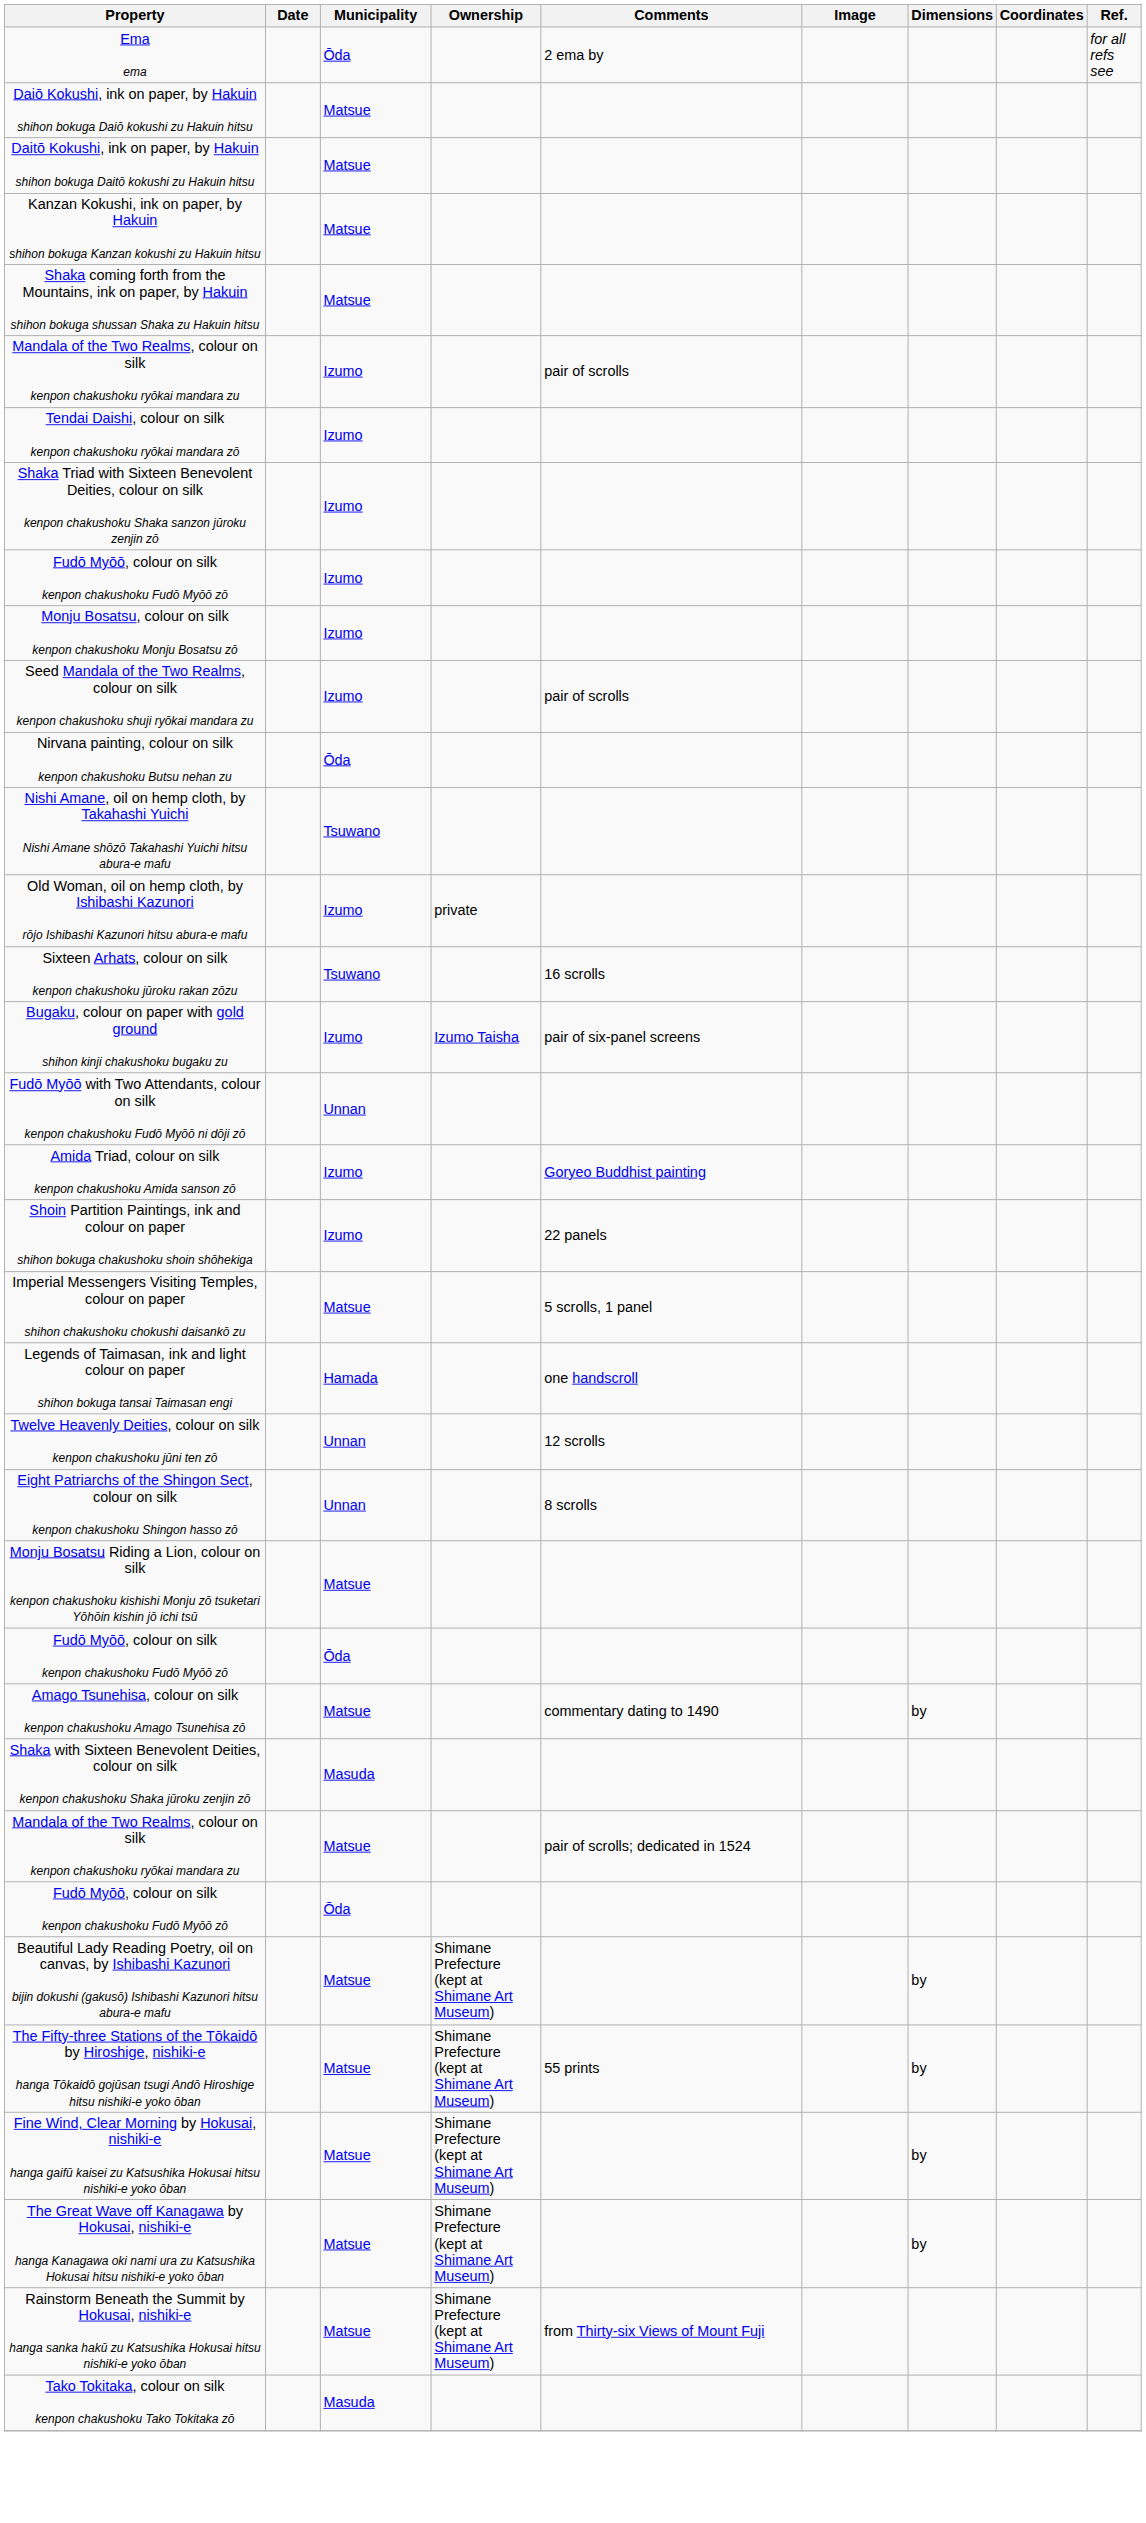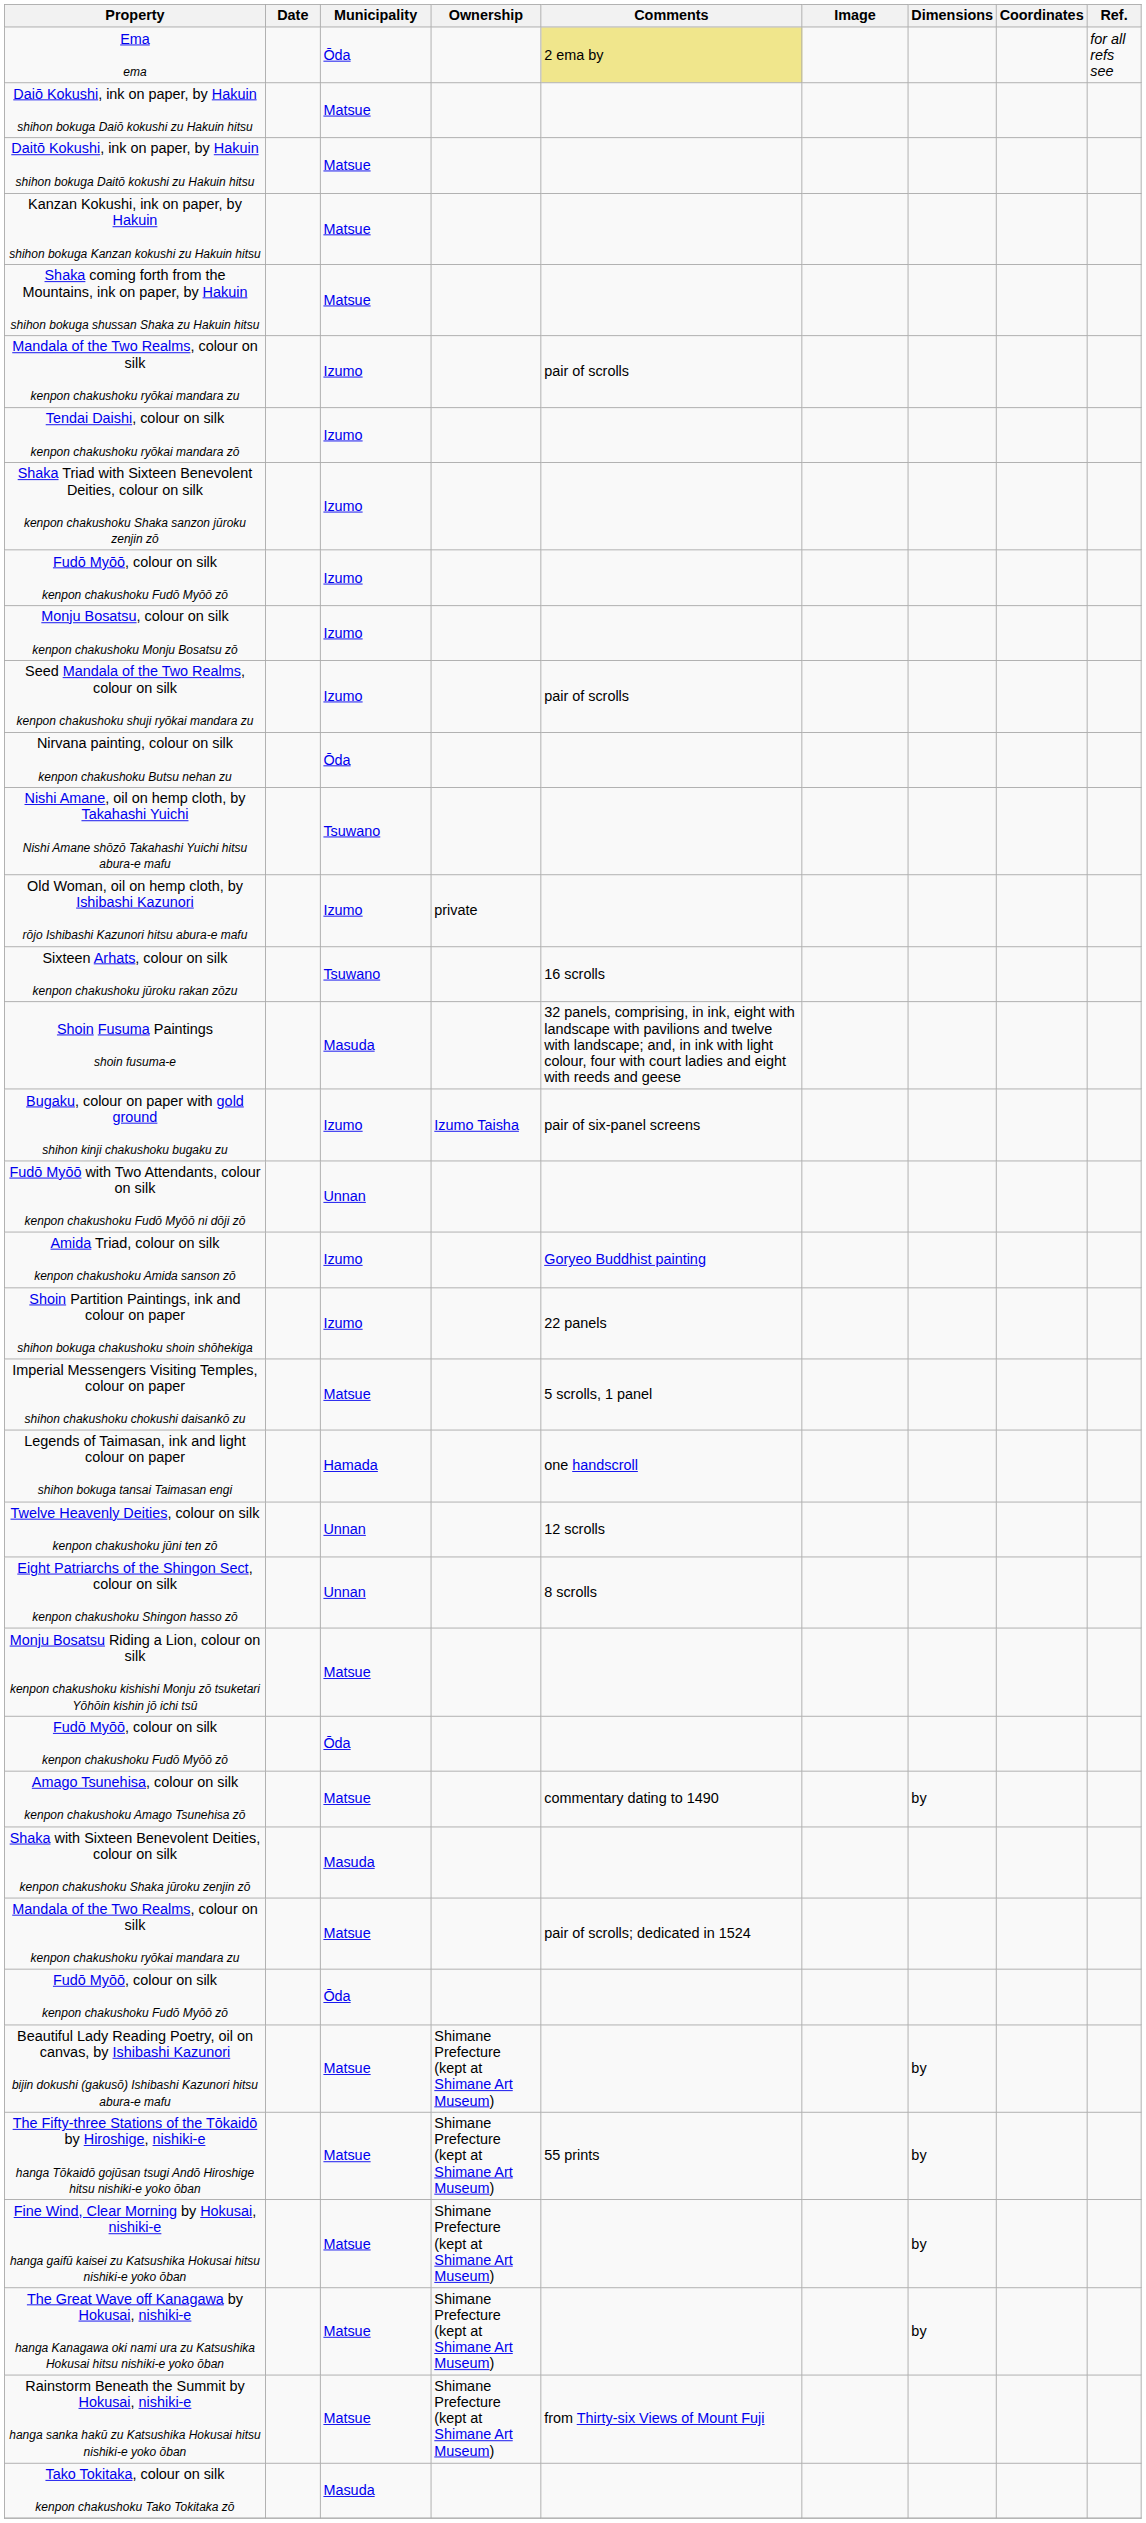(574, 54) no background -> (574, 54) khaki background
+ row: (135, 1045)
